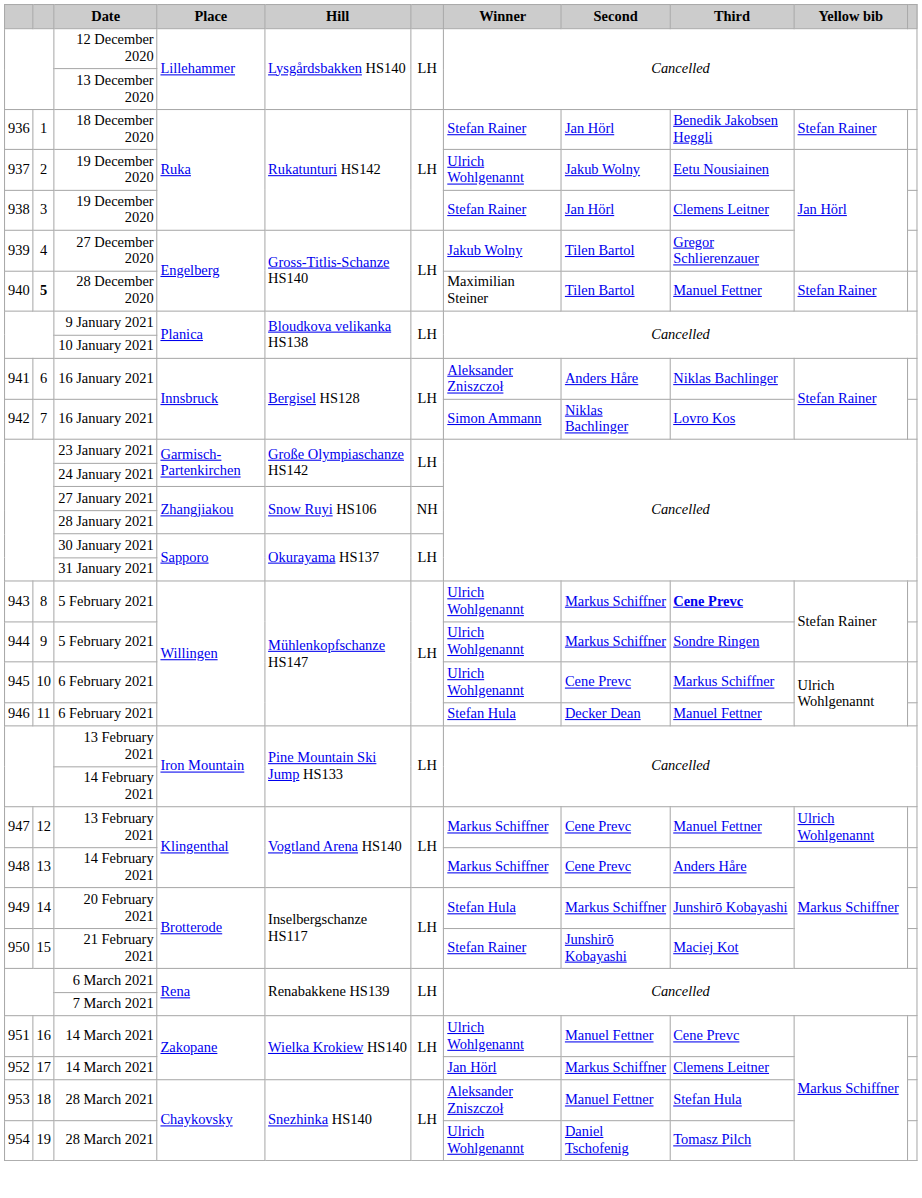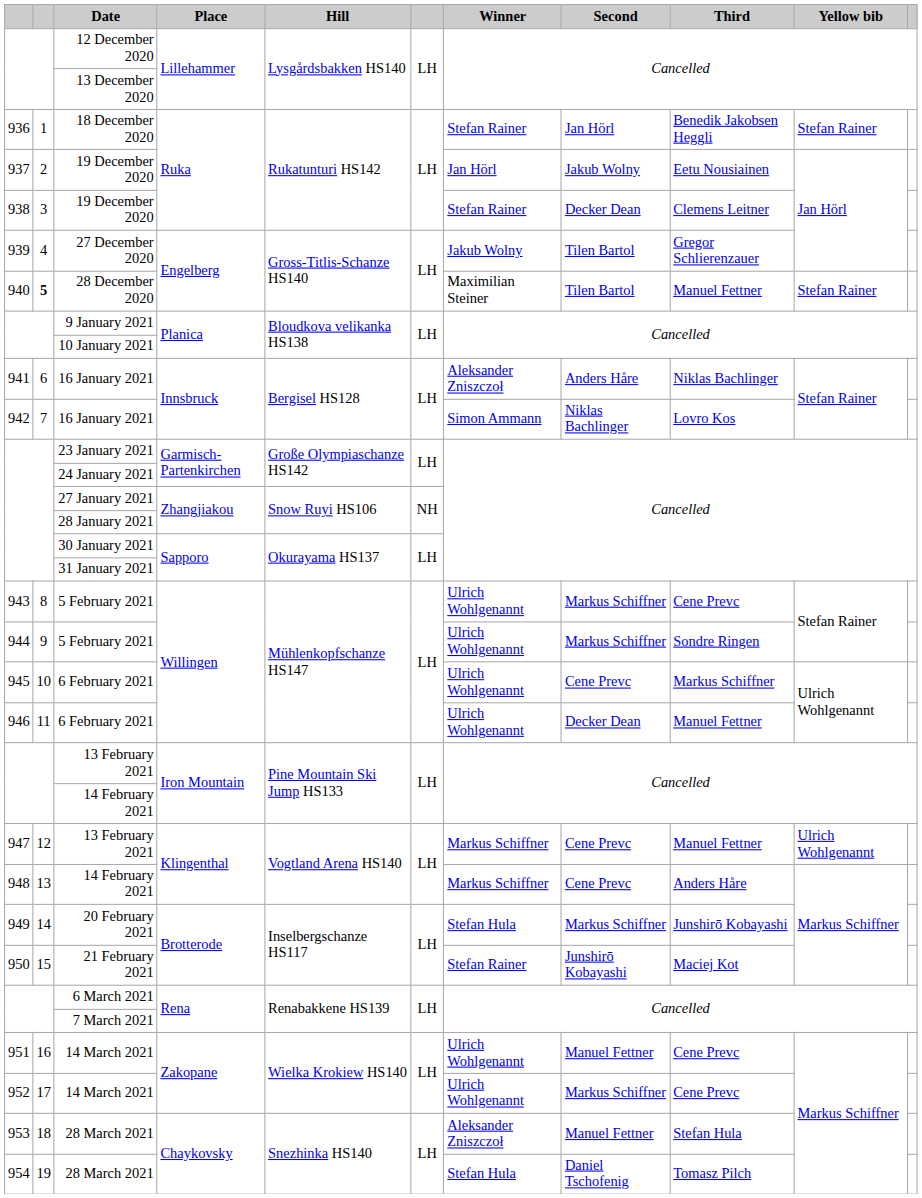(486, 169) Ulrich Wohlgenannt -> (472, 169) Jan Hörl
(590, 209) Jan Hörl -> (603, 209) Decker Dean
(708, 600) bold -> (706, 600) normal
(482, 713) Stefan Hula -> (486, 722) Ulrich Wohlgenannt
(472, 1067) Jan Hörl -> (486, 1092) Ulrich Wohlgenannt
(721, 1067) Clemens Leitner -> (706, 1092) Cene Prevc
(486, 1140) Ulrich Wohlgenannt -> (482, 1173) Stefan Hula
